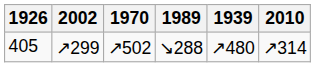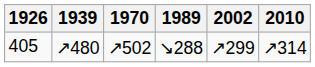columns swapped: (233, 18) <-> (78, 18)
